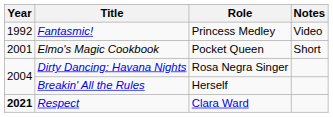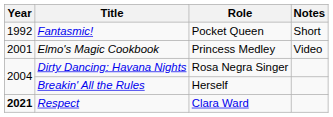(233, 31) Princess Medley -> (228, 31) Pocket Queen
(308, 31) Video -> (307, 31) Short
(228, 49) Pocket Queen -> (233, 49) Princess Medley
(307, 49) Short -> (308, 49) Video
